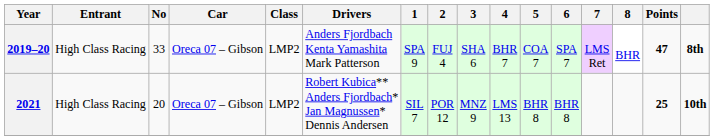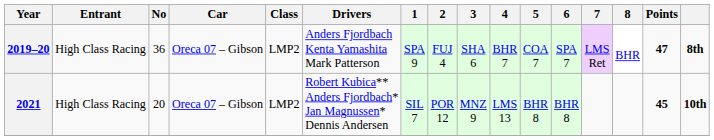(159, 49) 33 -> (159, 49) 36
(662, 104) 25 -> (662, 104) 45
